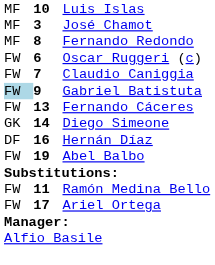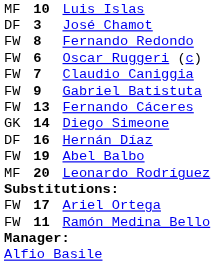(12, 26) MF -> (12, 26) DF
(12, 42) MF -> (12, 42) FW
(12, 91) lightblue background -> (12, 91) no background
+ row: (136, 173)
rows swapped: (112, 206) <-> (136, 189)
